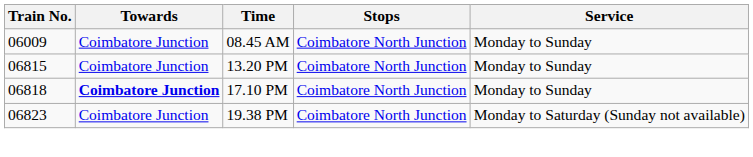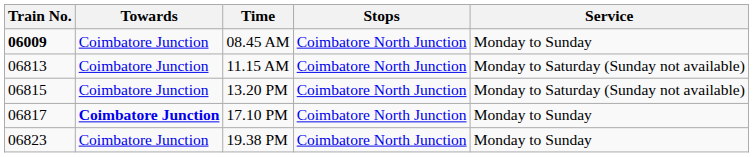(27, 41) normal -> (27, 41) bold
+ row: (258, 66)
(533, 66) Monday to Sunday -> (609, 90) Monday to Saturday (Sunday not available)
(27, 90) 06818 -> (27, 115) 06817
(609, 115) Monday to Saturday (Sunday not available) -> (533, 139) Monday to Sunday
